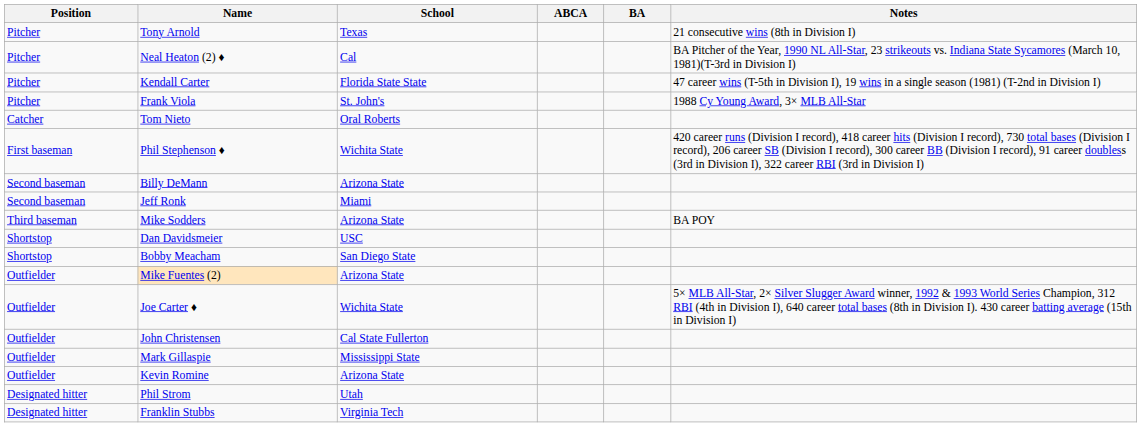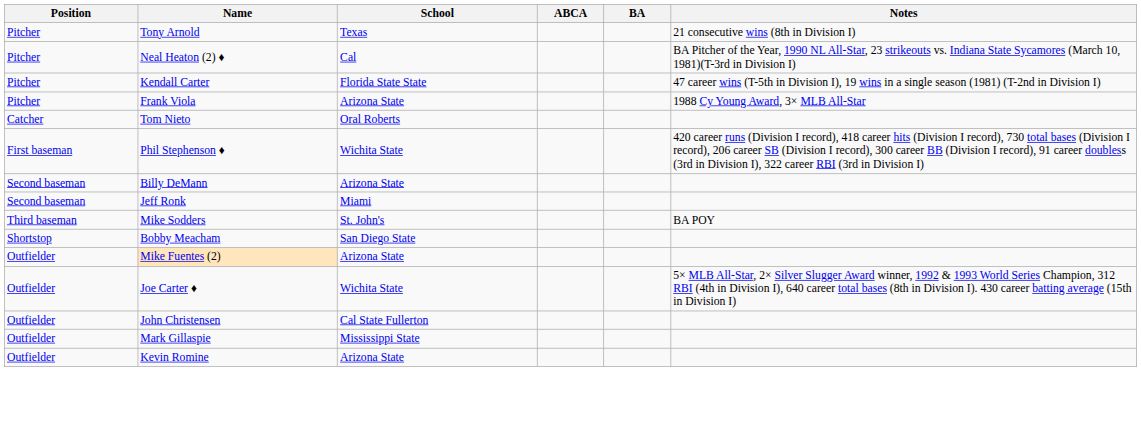(362, 100) St. John's -> (372, 100) Arizona State
(372, 219) Arizona State -> (362, 219) St. John's
- row: (181, 238)
- row: (165, 394)
- row: (177, 412)
